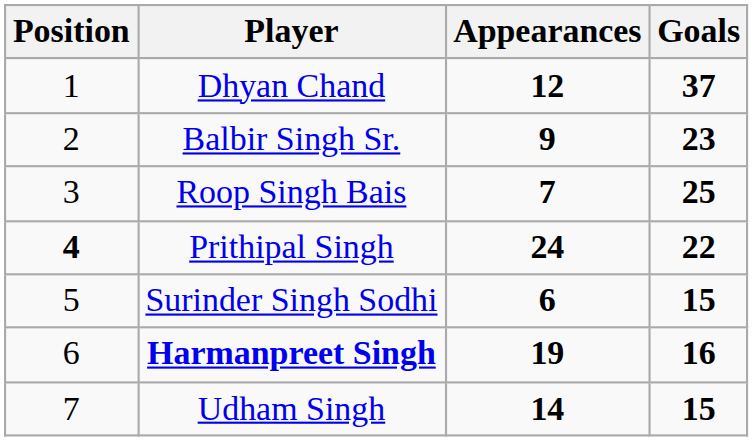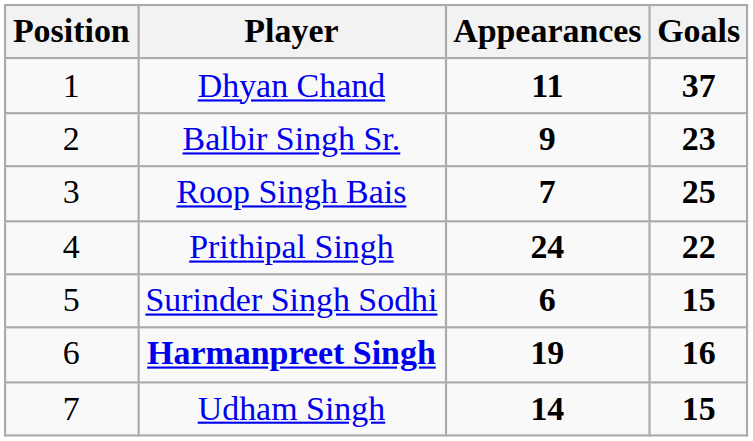(547, 85) 12 -> (547, 85) 11
(71, 246) bold -> (71, 246) normal
